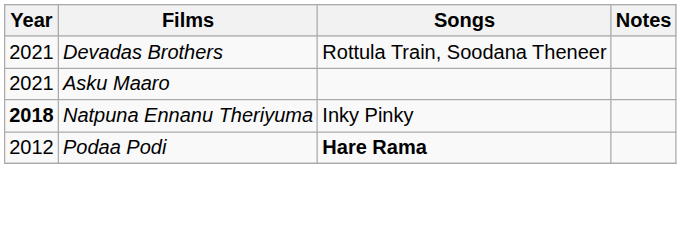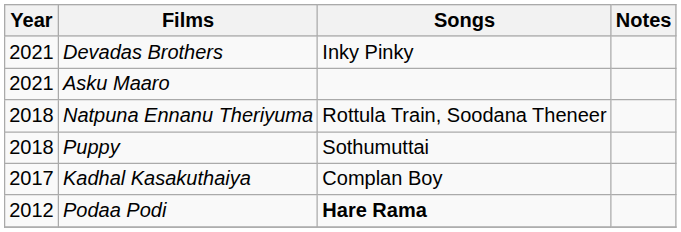(464, 52) Rottula Train, Soodana Theneer -> (368, 52) Inky Pinky
(31, 115) bold -> (31, 115) normal
(368, 115) Inky Pinky -> (464, 115) Rottula Train, Soodana Theneer
+ row: (91, 147)
+ row: (157, 178)
